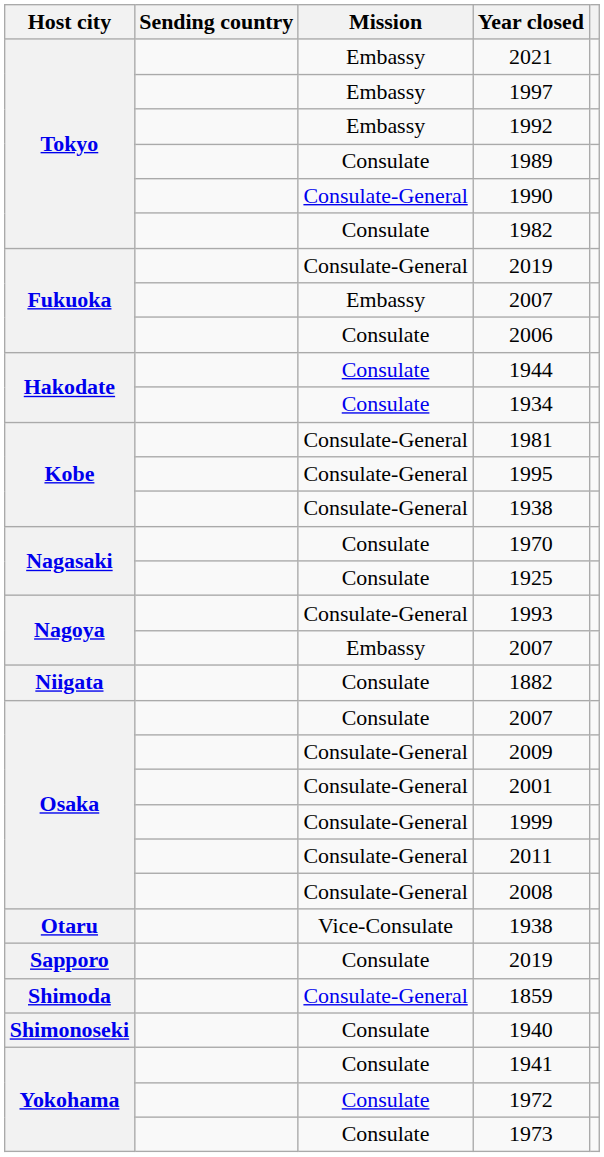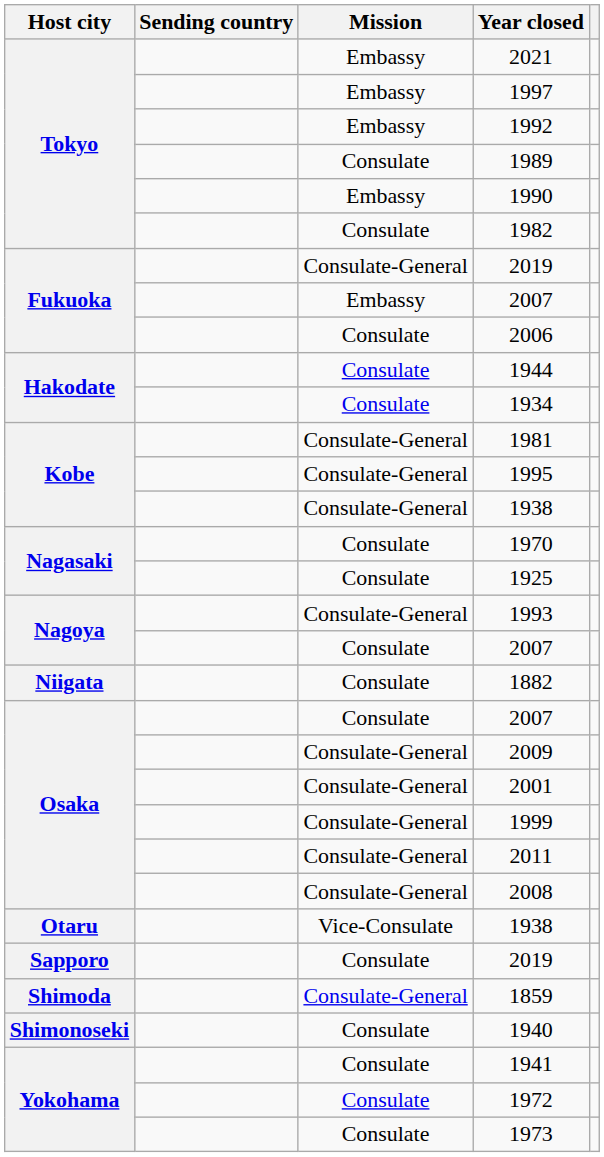(386, 195) Consulate-General -> (386, 195) Embassy
(386, 647) Embassy -> (386, 647) Consulate
